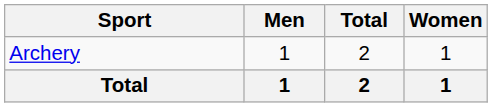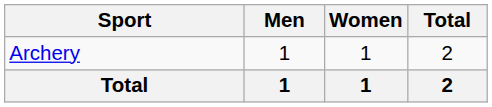columns swapped: (446, 20) <-> (364, 20)
